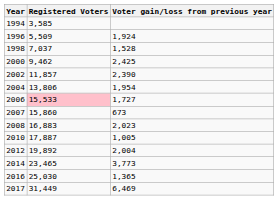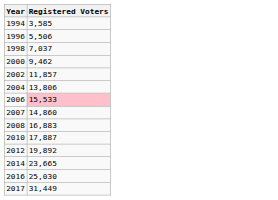- column: (192, 11)
(40, 36) 5,509 -> (40, 36) 5,506
(43, 112) 15,860 -> (43, 112) 14,860
(43, 163) 23,465 -> (43, 163) 23,665
